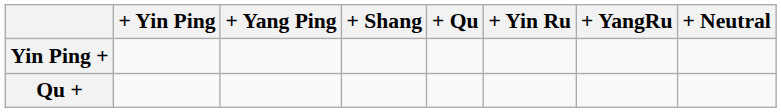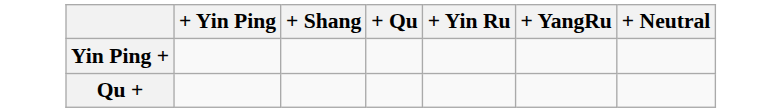- column: (281, 21)
